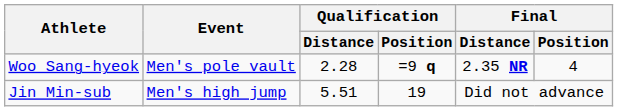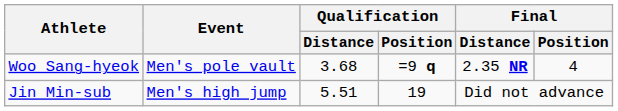(339, 67) 2.28 -> (339, 67) 3.68
